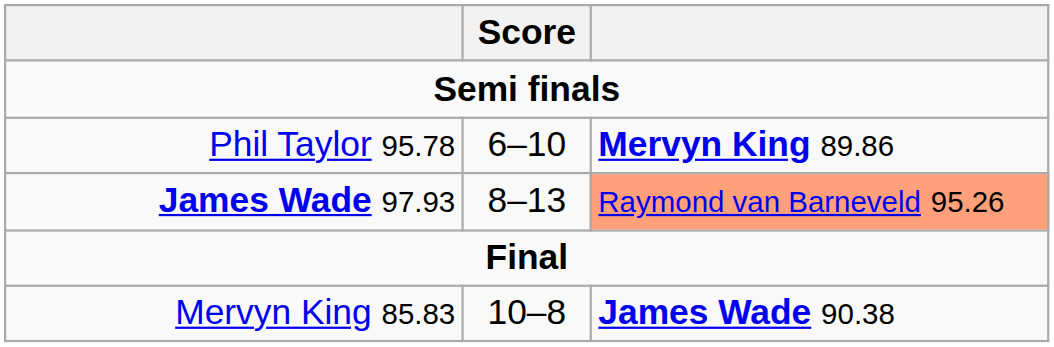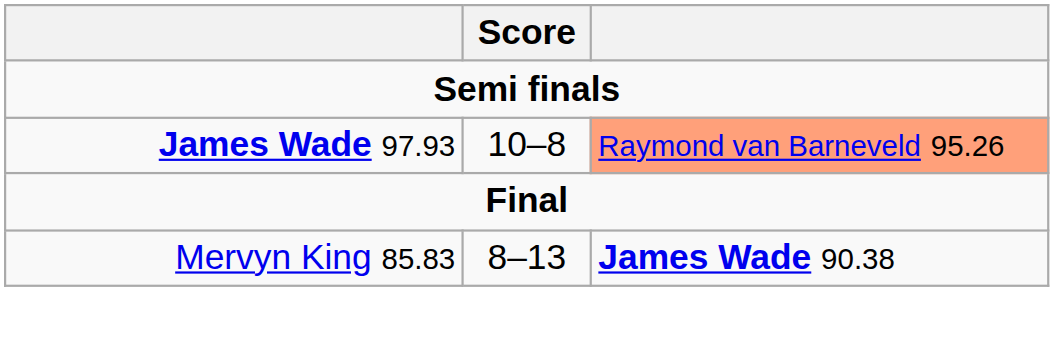- row: (332, 144)
(527, 200) 8–13 -> (527, 144) 10–8
(527, 312) 10–8 -> (527, 256) 8–13
